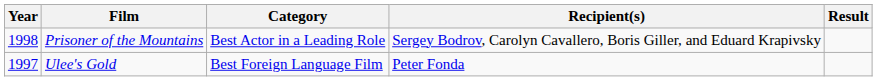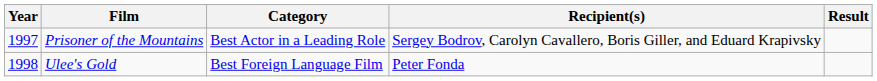(23, 40) 1998 -> (23, 40) 1997
(23, 64) 1997 -> (23, 64) 1998
